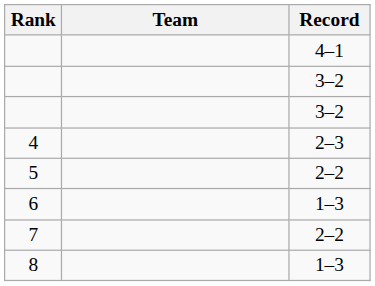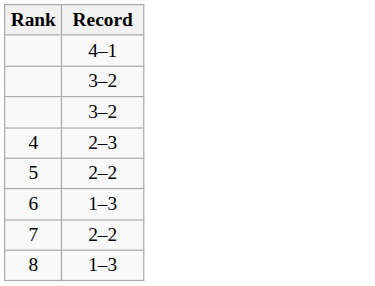- column: (175, 19)
